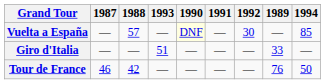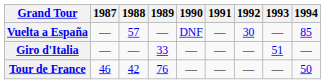columns swapped: (277, 13) <-> (162, 13)
(191, 32) lightyellow background -> (191, 32) no background
